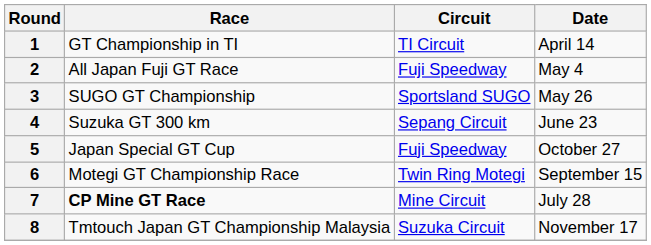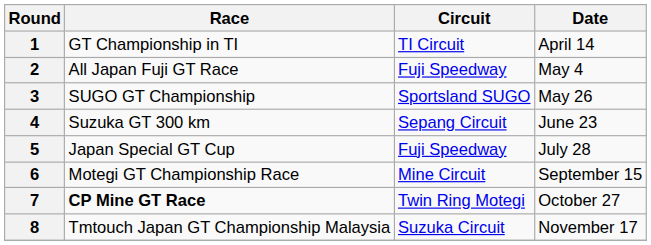(579, 149) October 27 -> (564, 149) July 28
(461, 175) Twin Ring Motegi -> (442, 175) Mine Circuit
(442, 201) Mine Circuit -> (461, 201) Twin Ring Motegi
(564, 201) July 28 -> (579, 201) October 27
